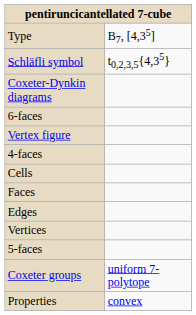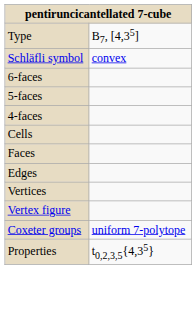(139, 61) t0,2,3,5{4,35} -> (109, 58) convex
- row: (47, 90)
rows swapped: (25, 249) <-> (39, 135)
(125, 301) convex -> (123, 251) t0,2,3,5{4,35}
